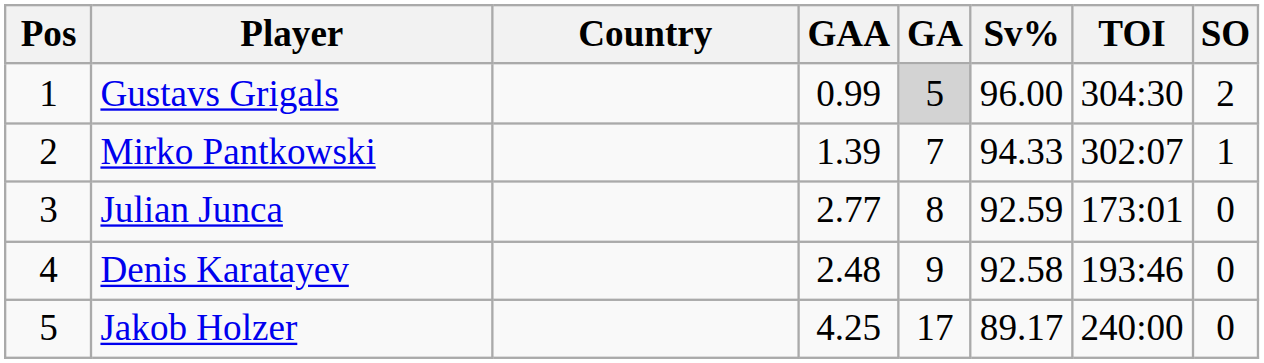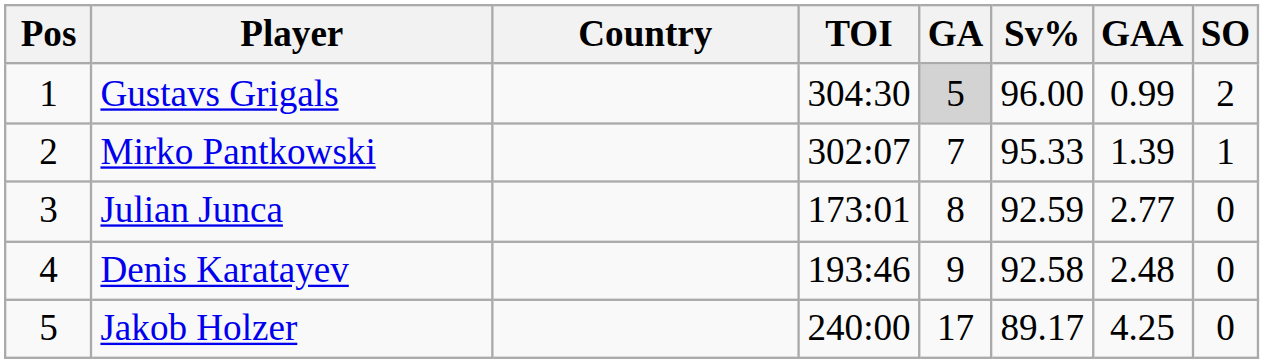columns swapped: (1132, 33) <-> (849, 33)
(1022, 151) 94.33 -> (1042, 151) 95.33
